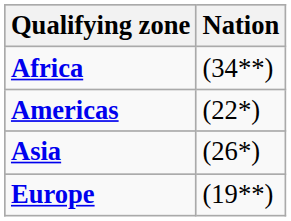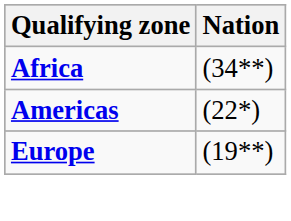- row: (36, 151)
